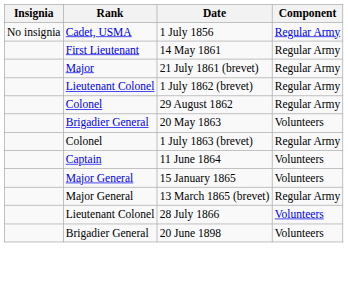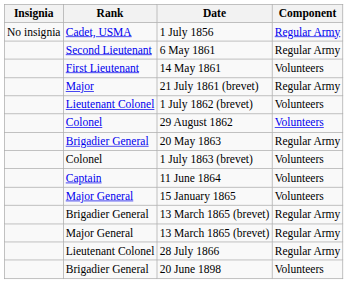+ row: (109, 50)
(308, 50) Regular Army -> (299, 68) Volunteers
(308, 86) Regular Army -> (299, 104) Volunteers
(308, 104) Regular Army -> (299, 123) Volunteers
(299, 123) Volunteers -> (308, 141) Regular Army
(308, 141) Regular Army -> (299, 159) Volunteers
+ row: (107, 214)
(299, 214) Volunteers -> (308, 251) Regular Army
